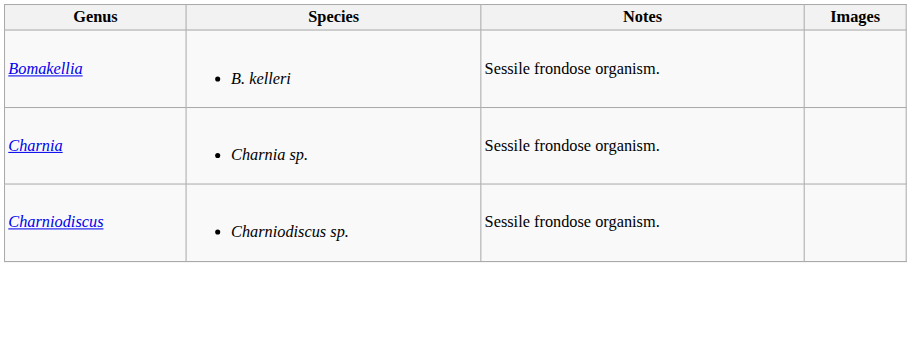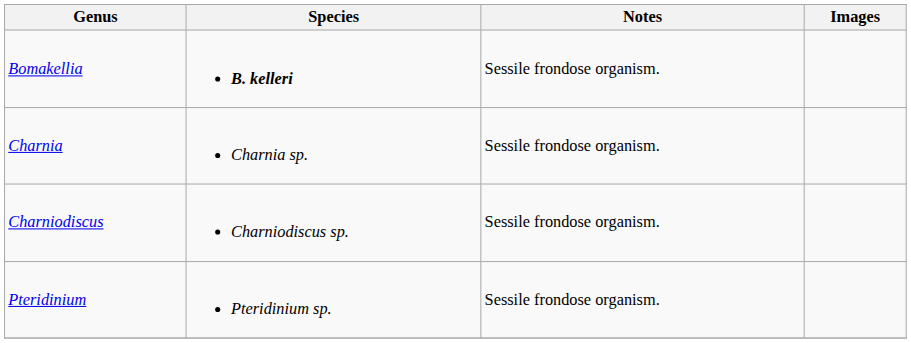(334, 78) normal -> (334, 78) bold
+ row: (47, 299)
